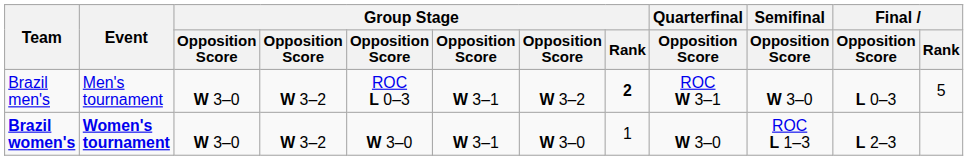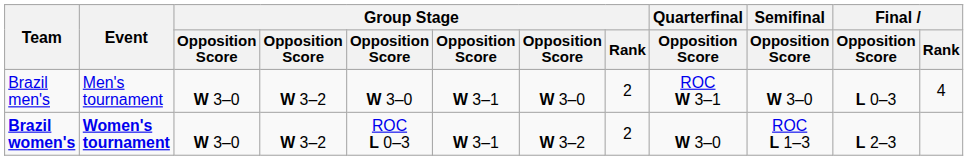(390, 91) ROC L 0–3 -> (390, 100) W 3–0
(562, 100) W 3–2 -> (562, 100) W 3–0
(627, 91) bold -> (627, 91) normal
(941, 91) 5 -> (941, 91) 4
(390, 143) W 3–0 -> (390, 134) ROC L 0–3
(562, 143) W 3–0 -> (562, 143) W 3–2
(627, 134) 1 -> (627, 134) 2
